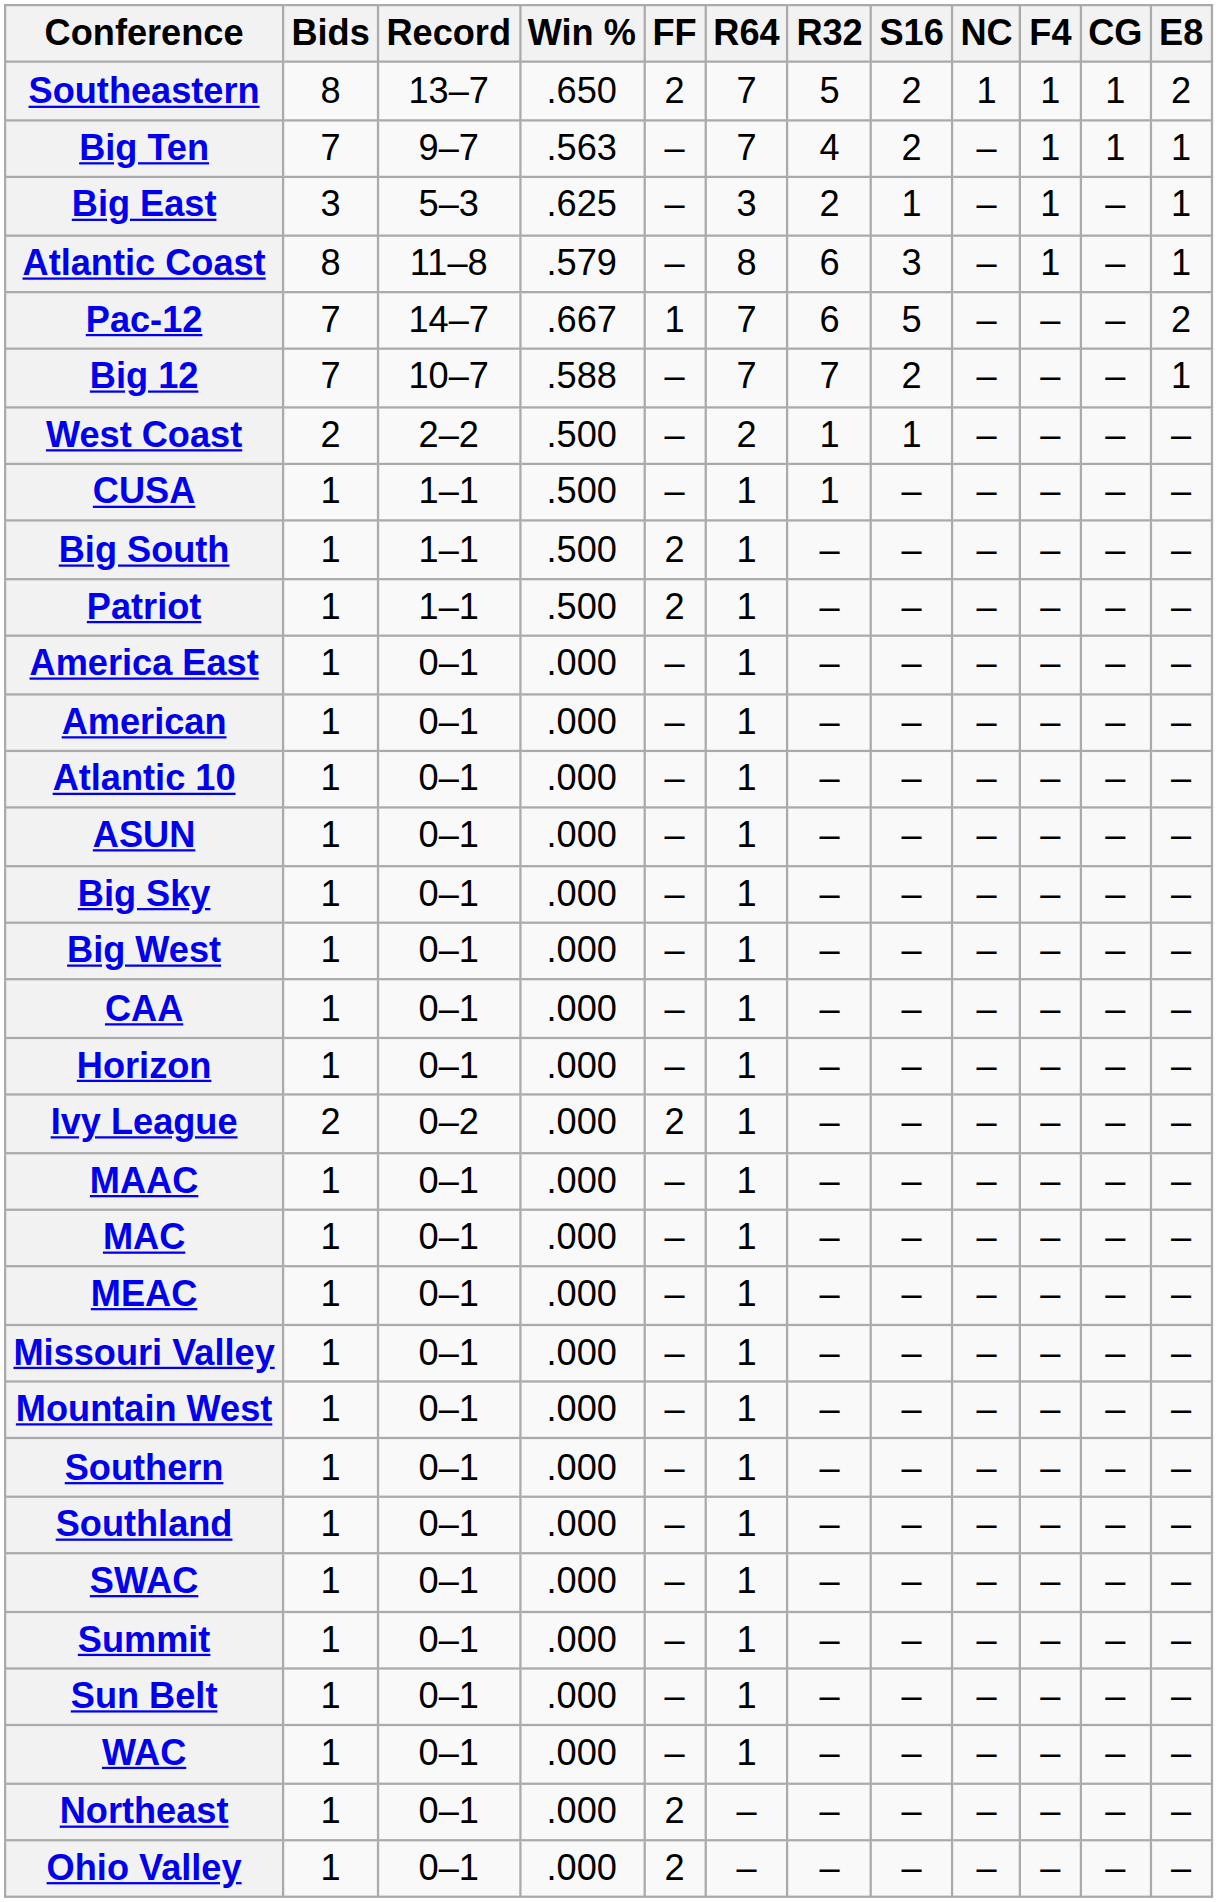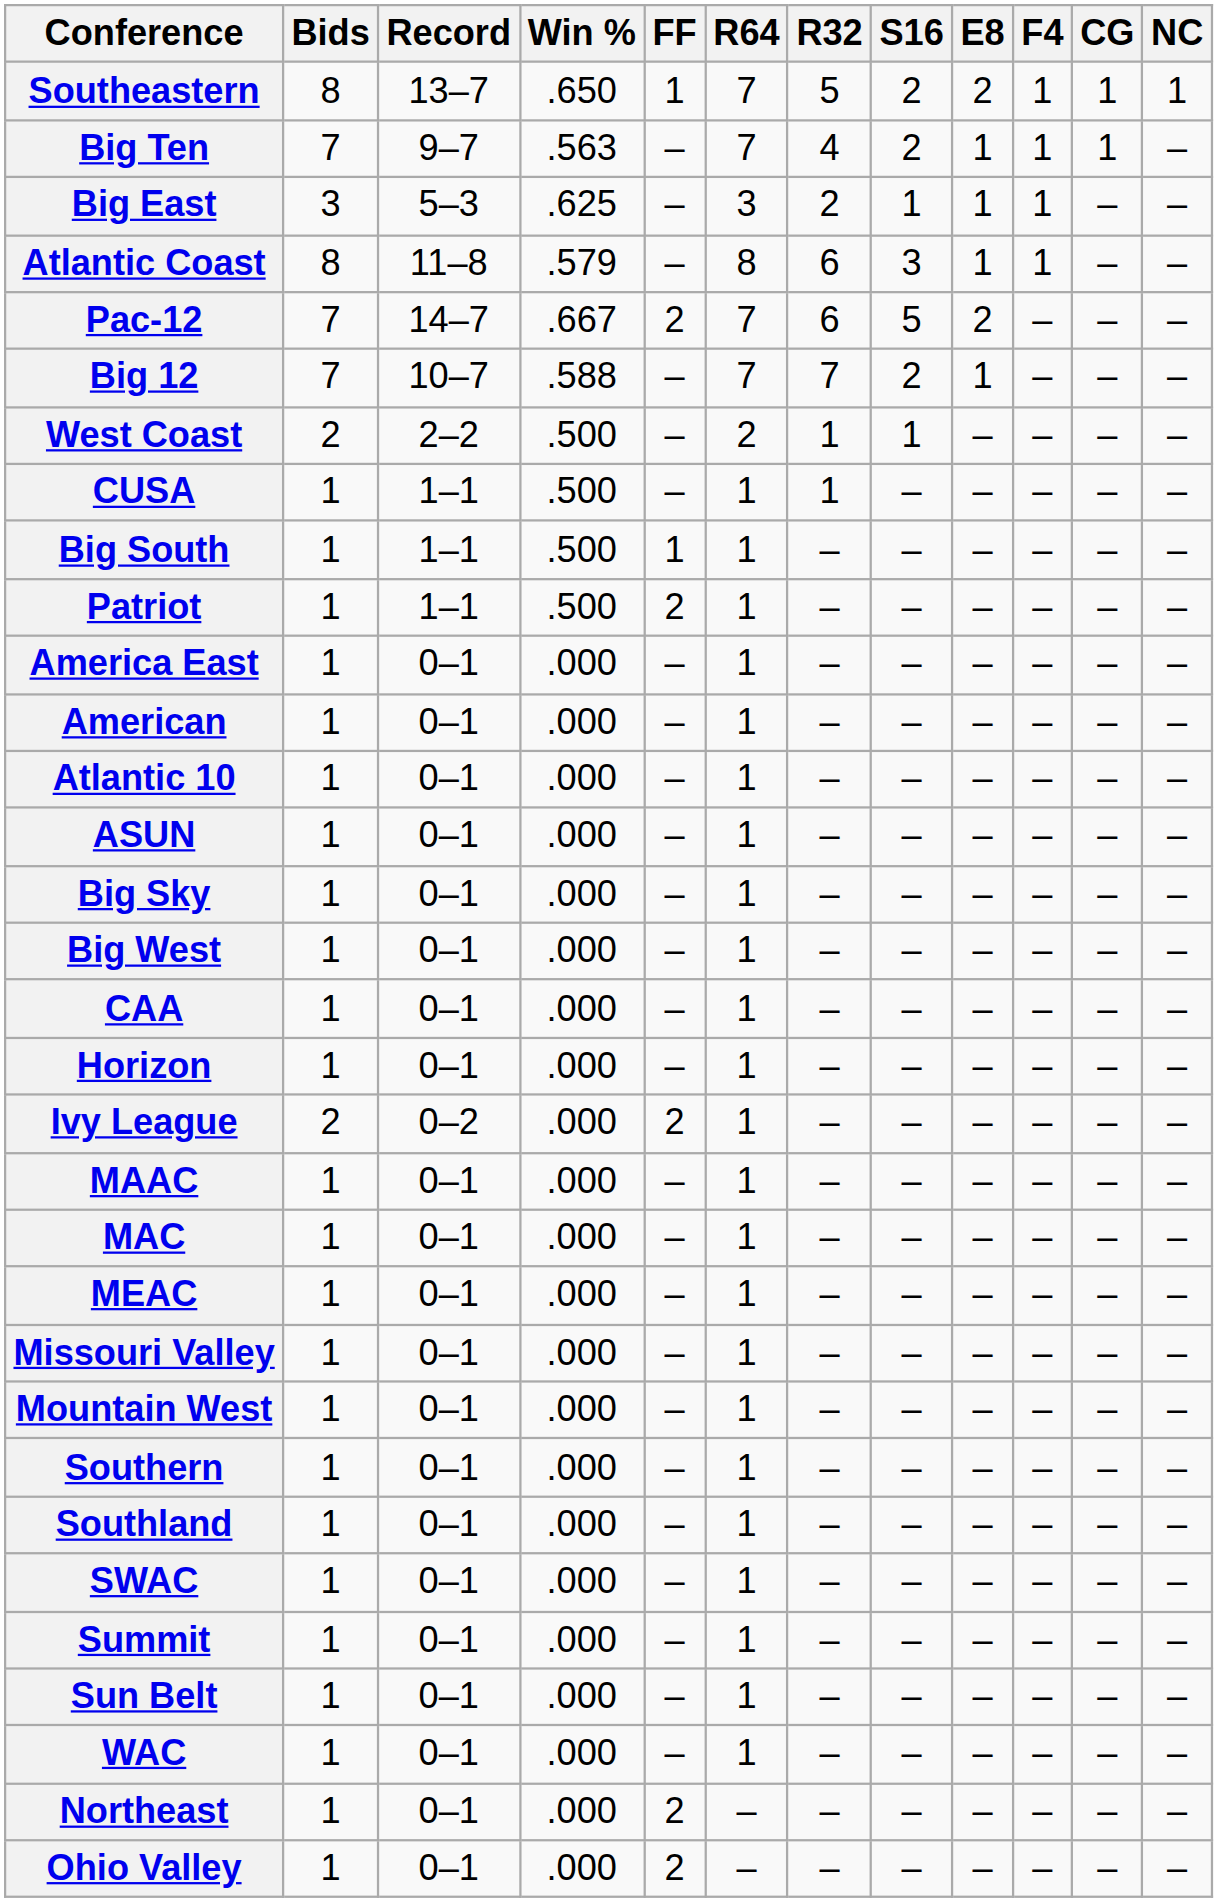columns swapped: (1181, 33) <-> (987, 33)
(675, 90) 2 -> (675, 90) 1
(675, 319) 1 -> (675, 319) 2
(675, 549) 2 -> (675, 549) 1
